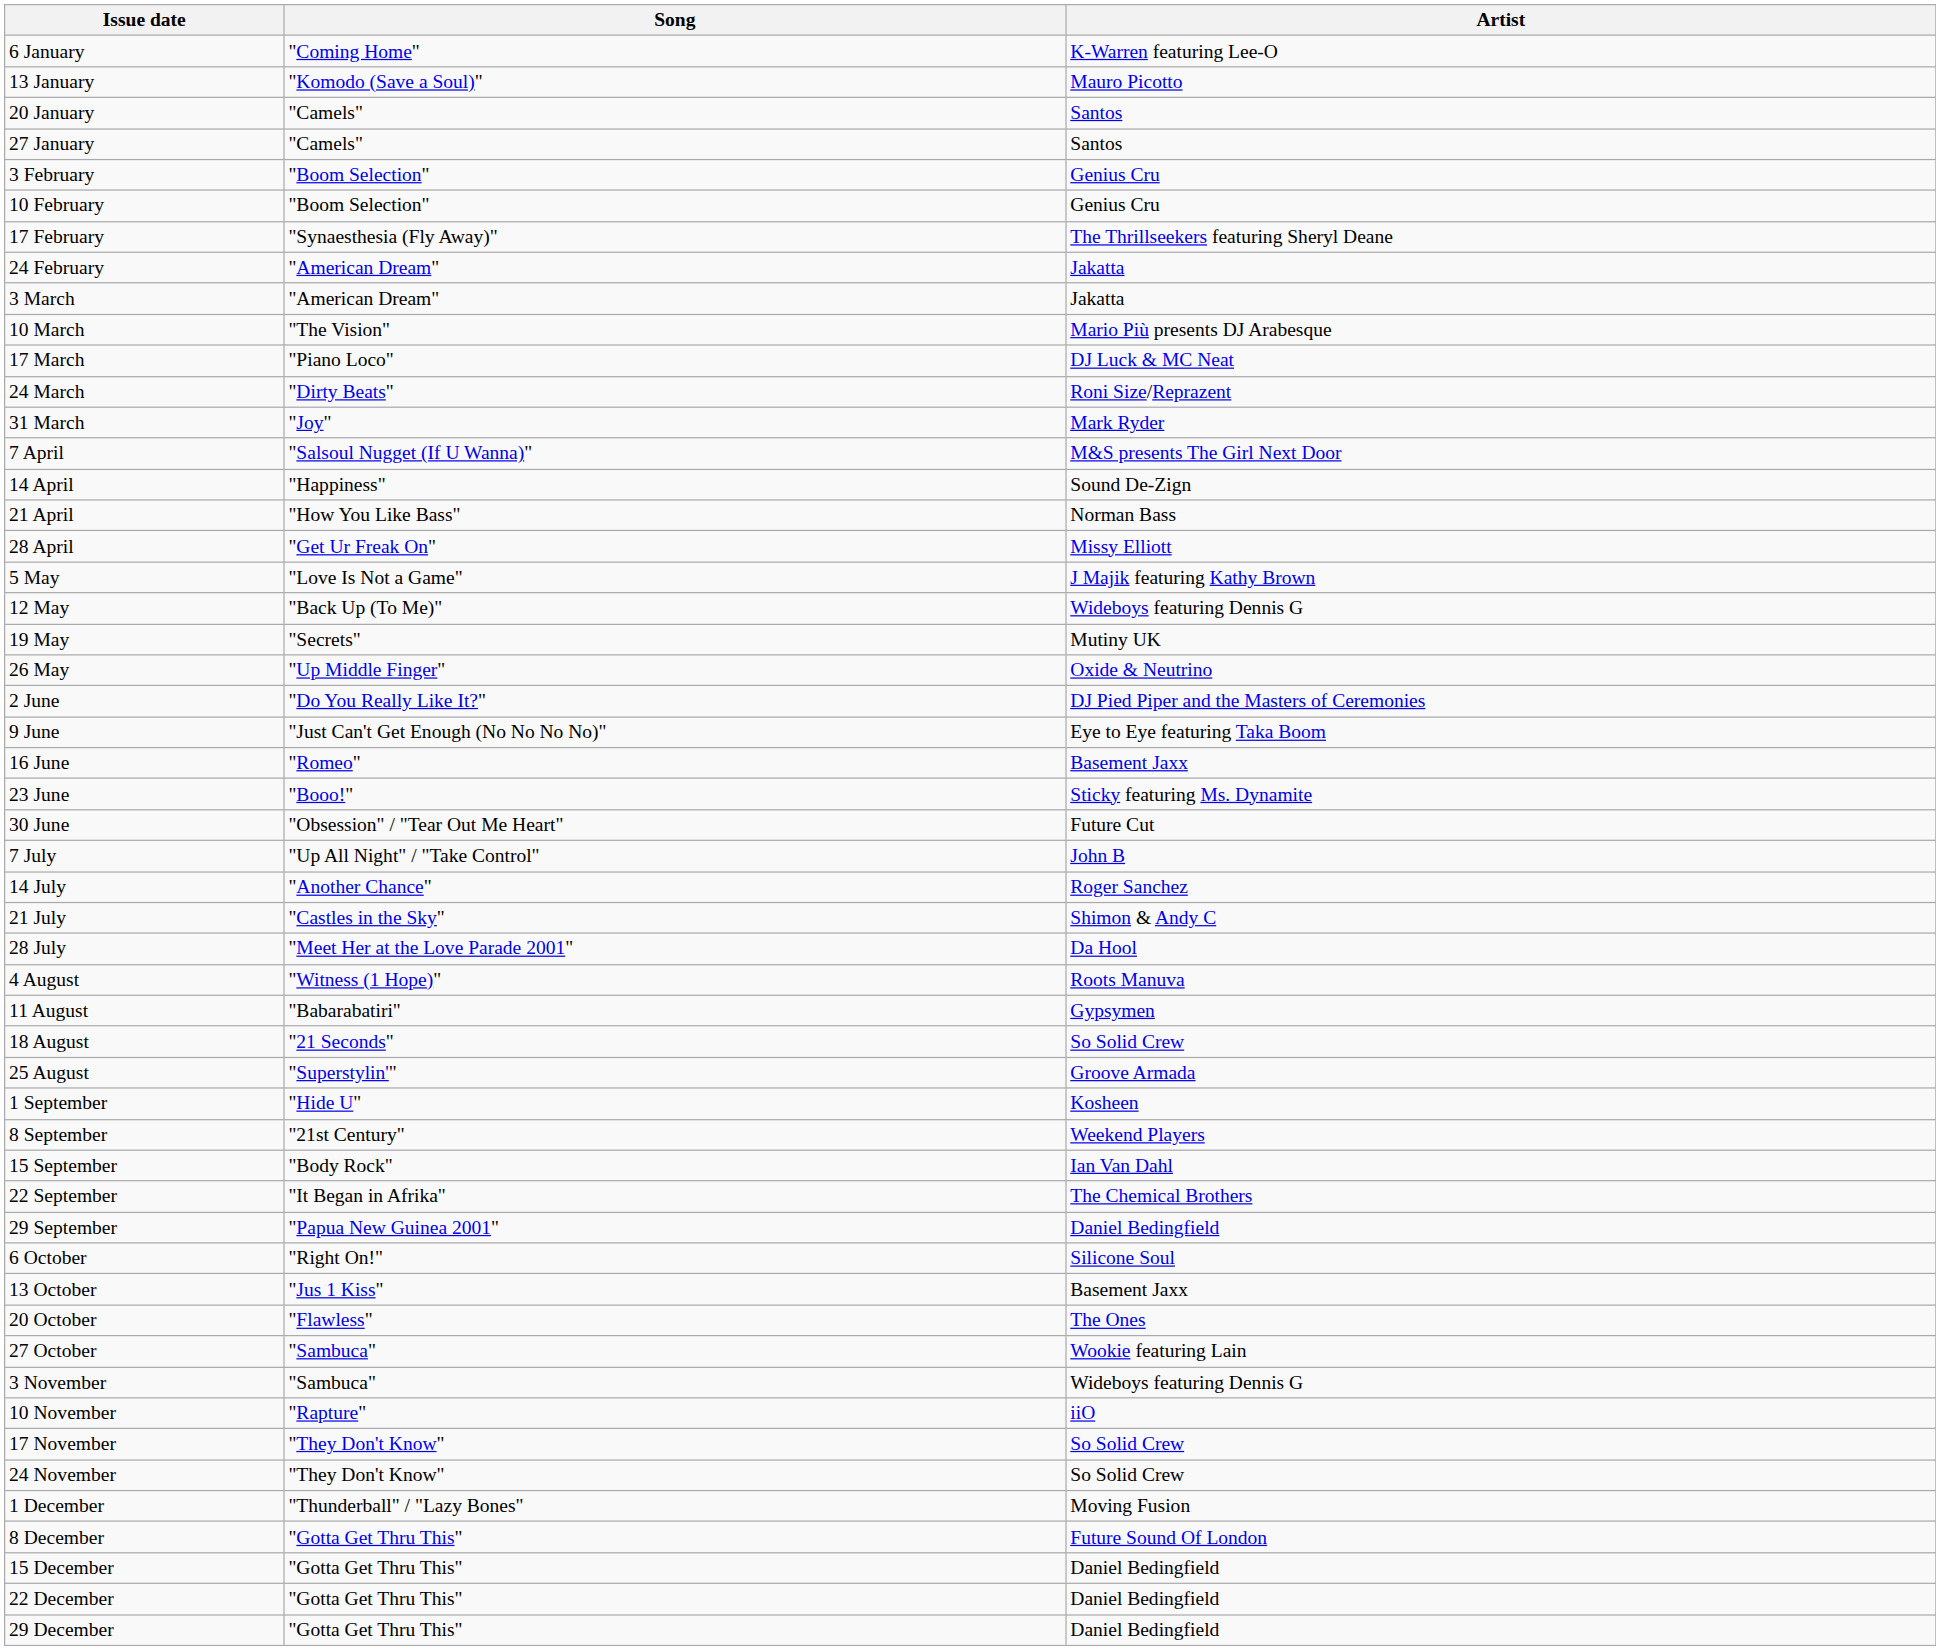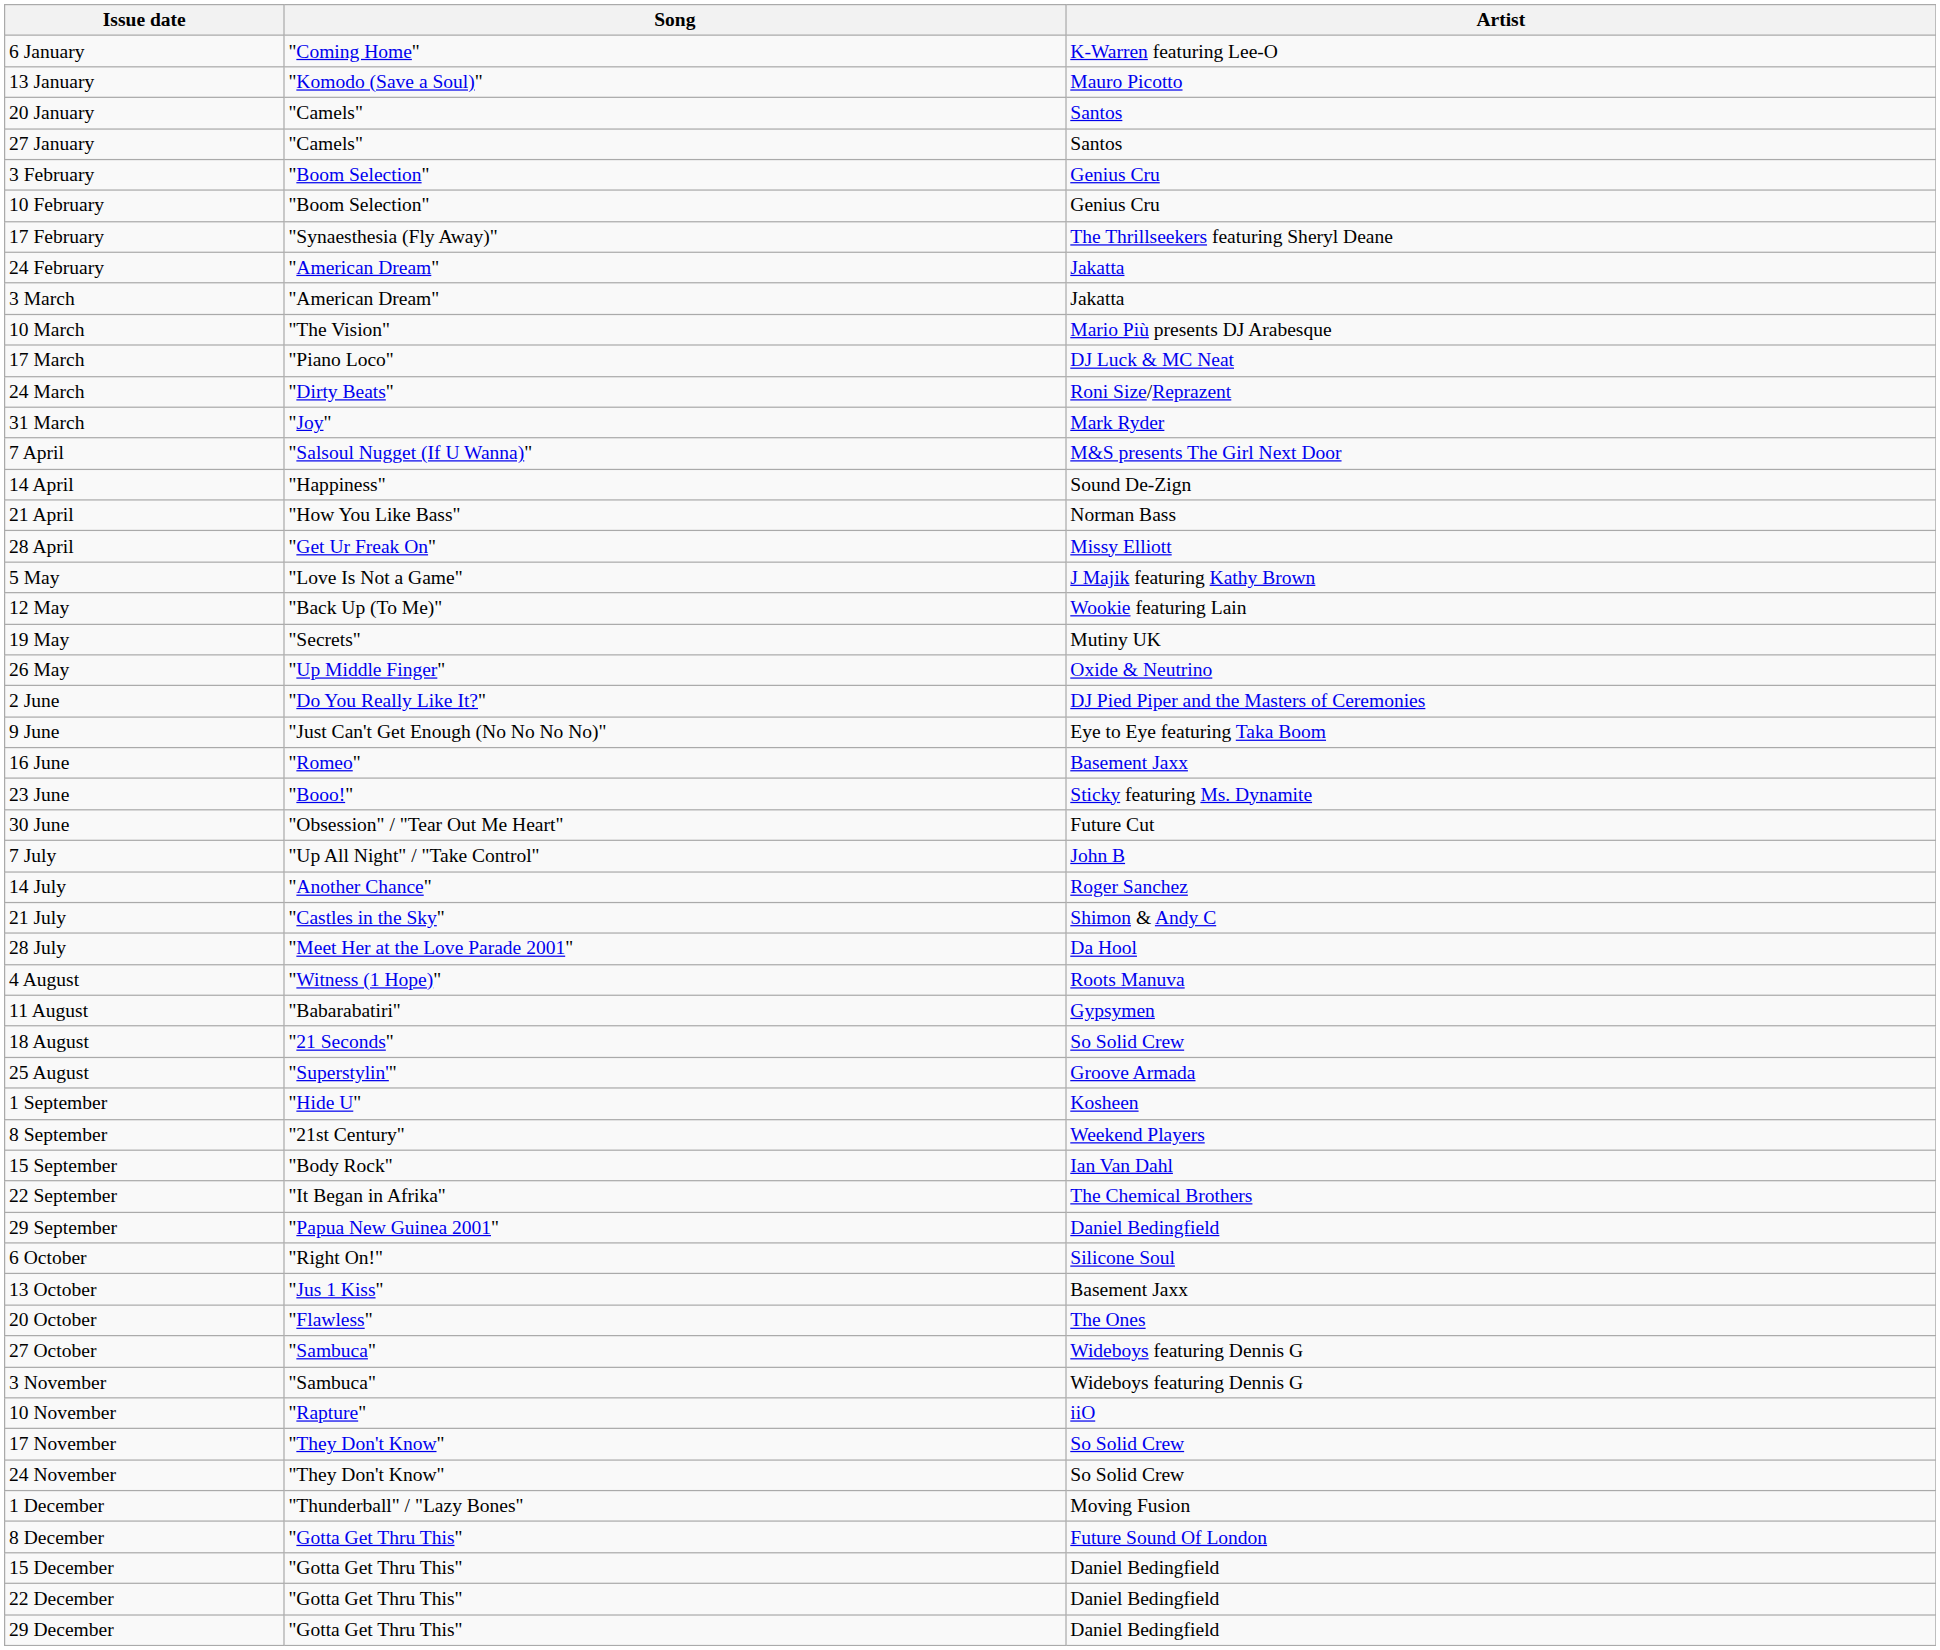(1187, 608) Wideboys featuring Dennis G -> (1158, 608) Wookie featuring Lain
(1158, 1351) Wookie featuring Lain -> (1187, 1351) Wideboys featuring Dennis G
